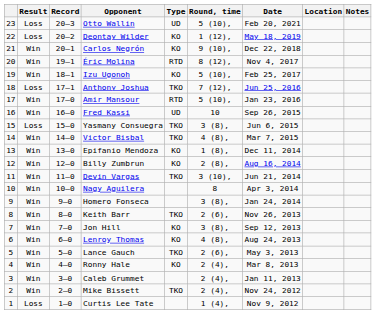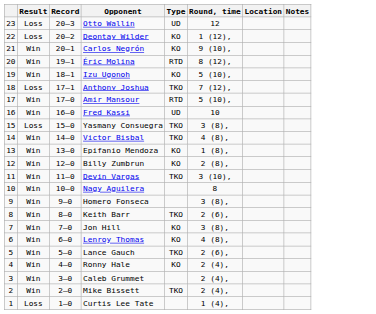- column: (273, 11)
(215, 23) 5 (10), -> (215, 23) 12
